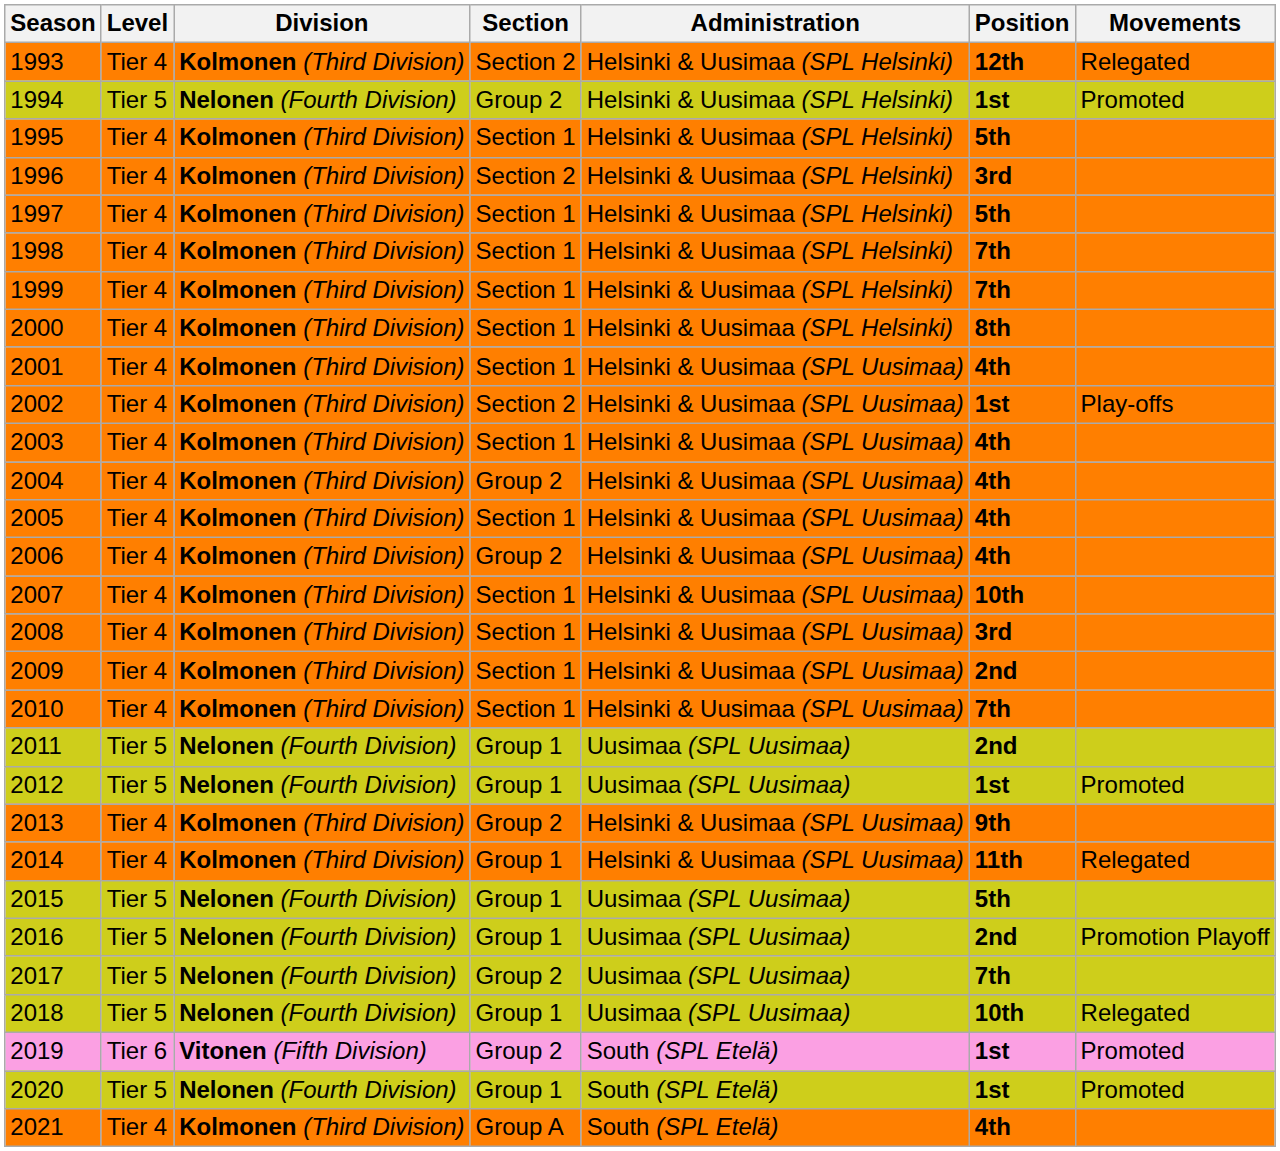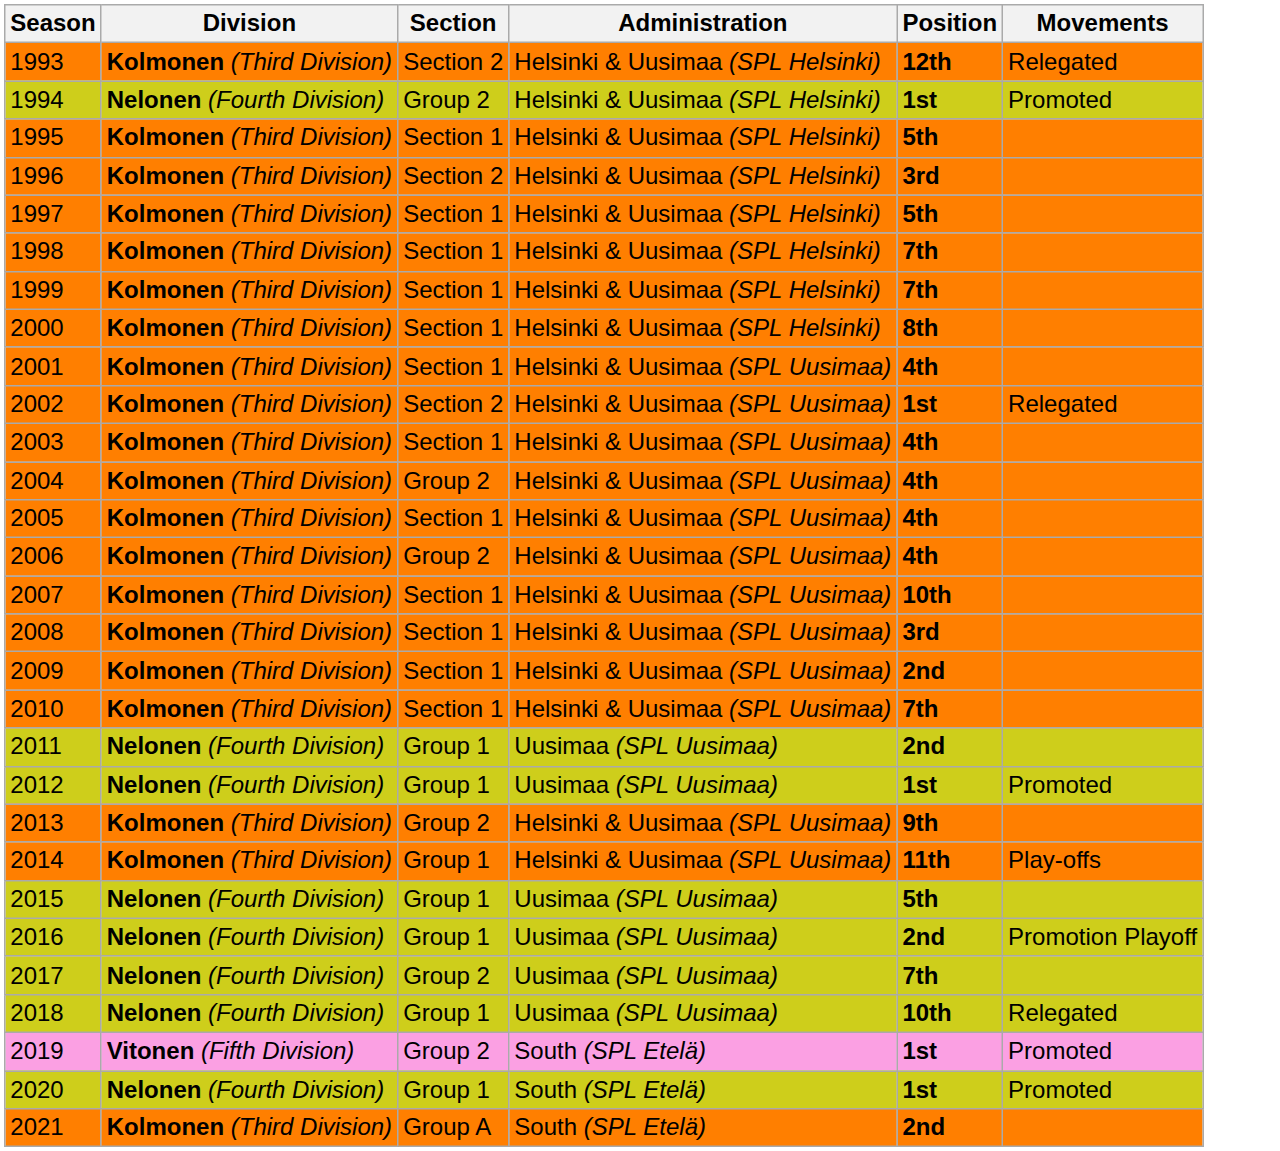- column: (137, 23)
(1127, 404) Play-offs -> (1063, 404) Relegated
(1135, 860) Relegated -> (1055, 860) Play-offs
(993, 1127) 4th -> (924, 1127) 2nd
